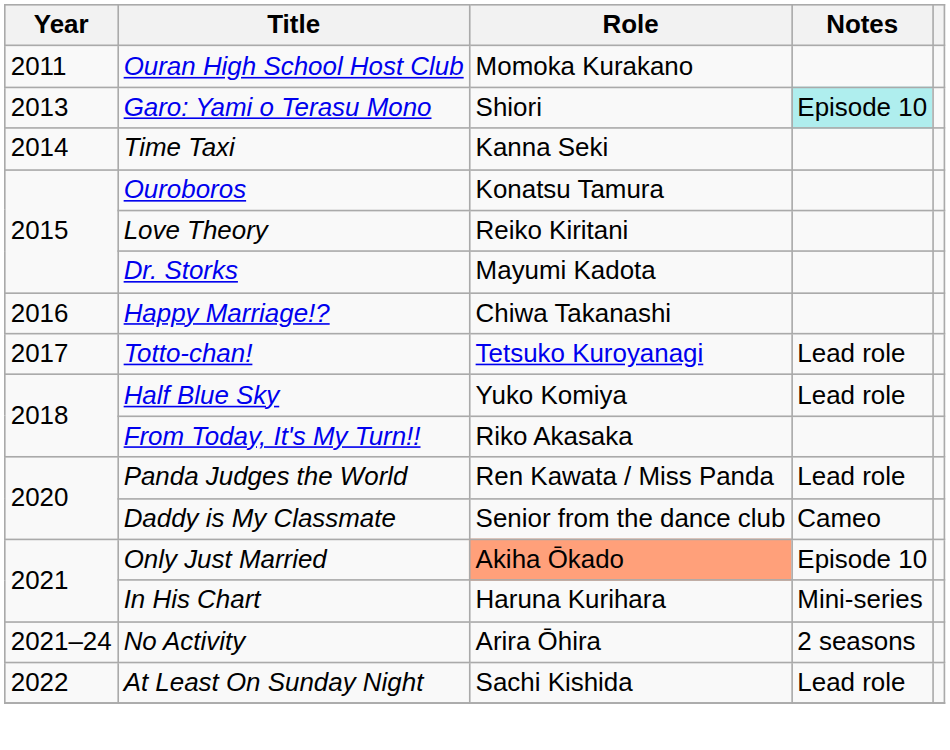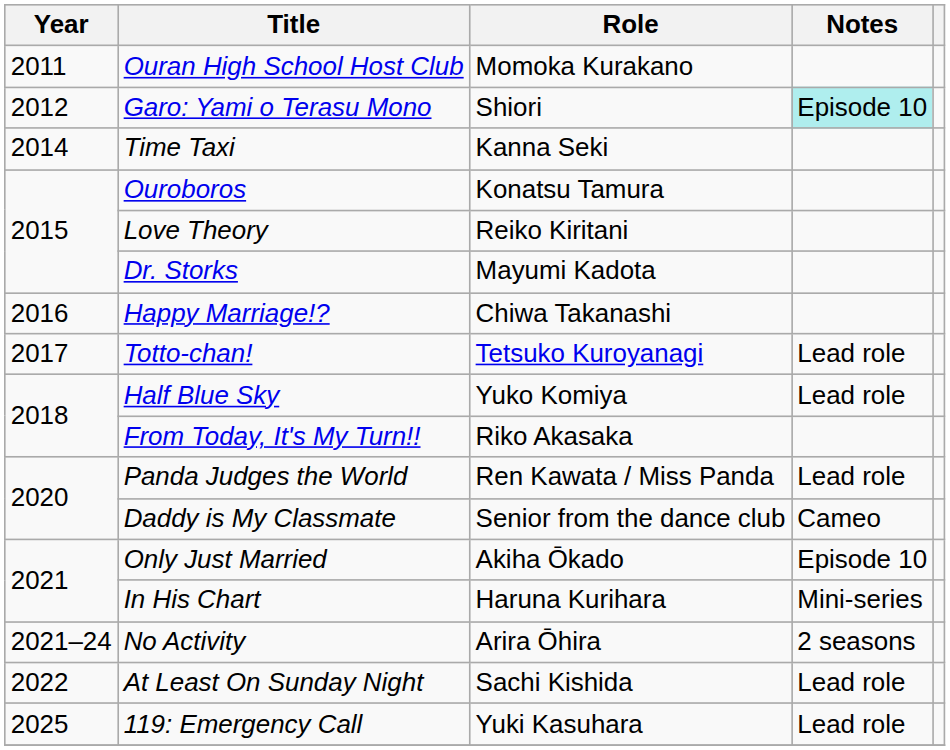(40, 107) 2013 -> (40, 107) 2012
(550, 559) lightsalmon background -> (550, 559) no background
+ row: (243, 723)
